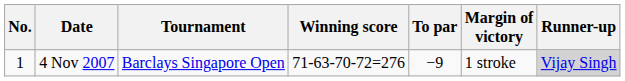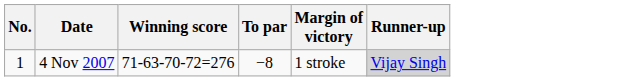- column: (203, 27)
(435, 63) −9 -> (264, 63) −8
